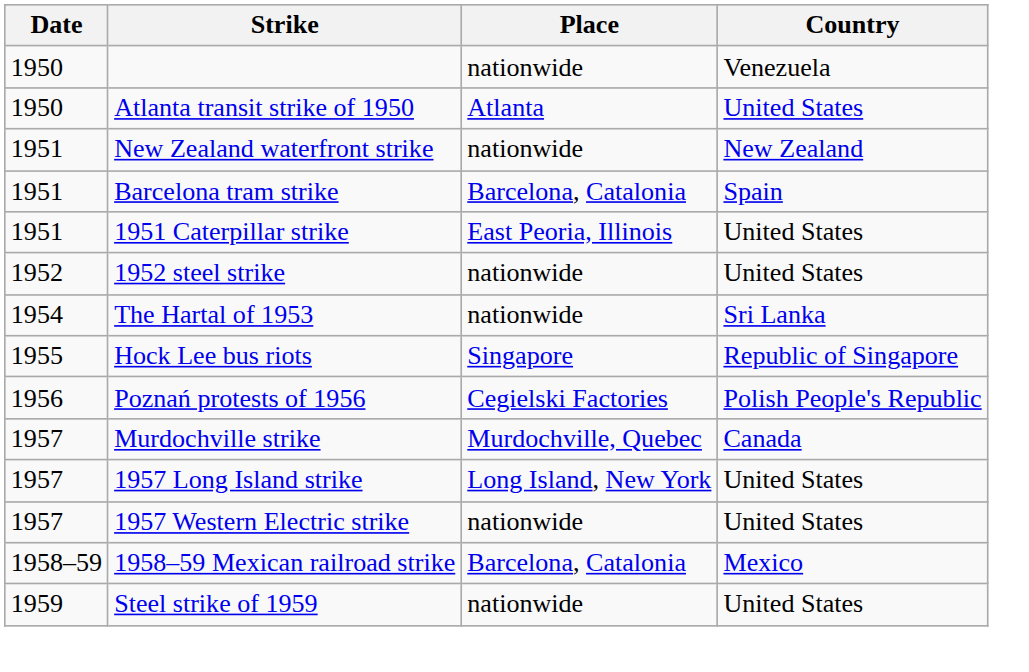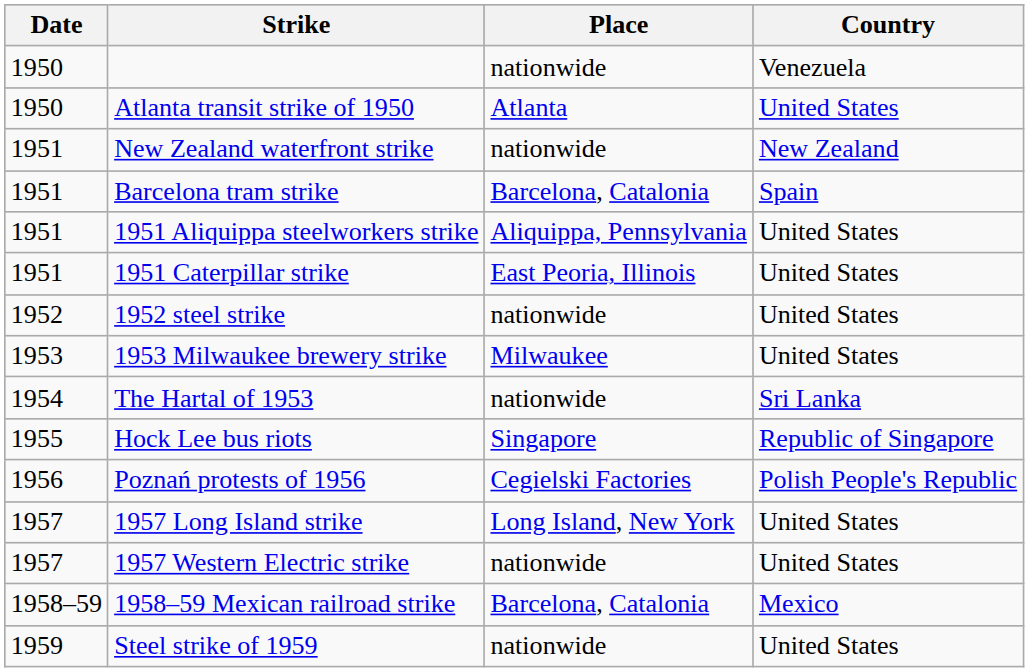+ row: (296, 231)
+ row: (280, 356)
- row: (217, 438)
